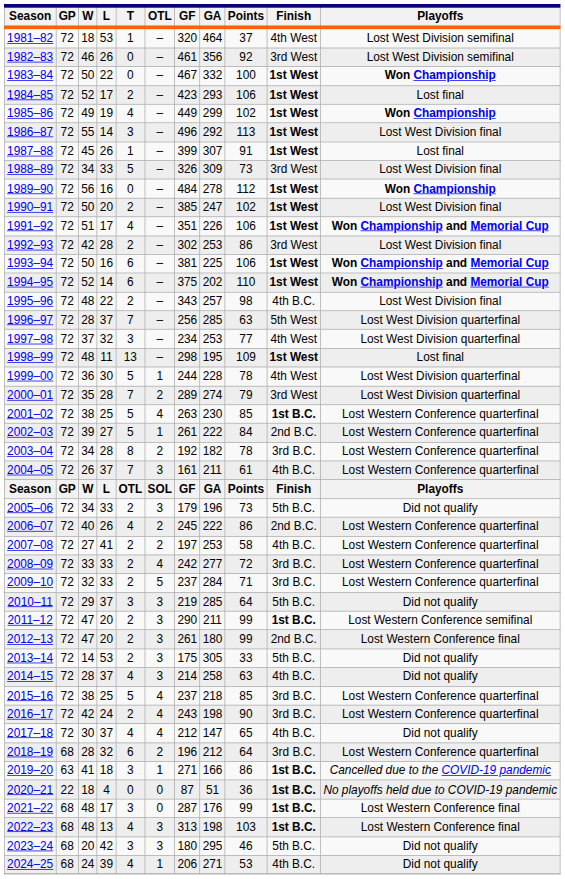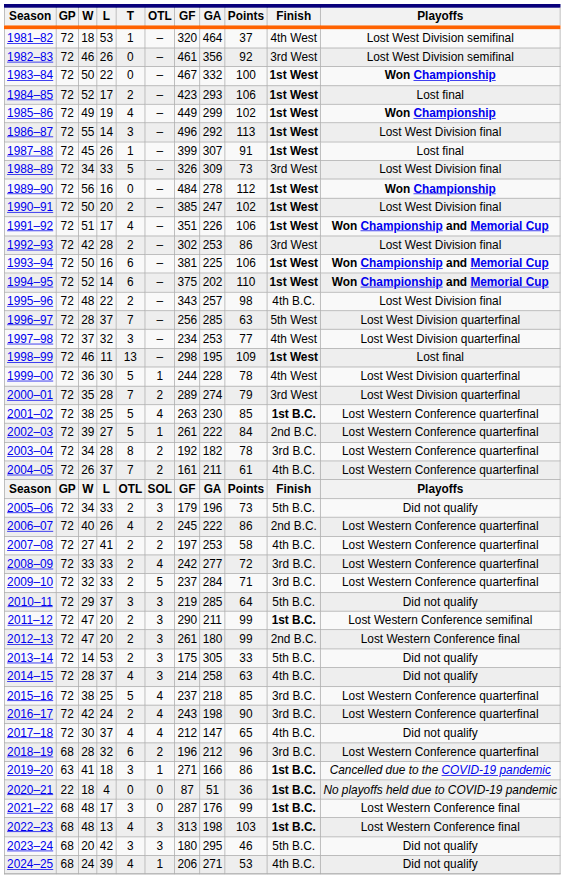(88, 357) 48 -> (88, 357) 46
(160, 470) 3 -> (160, 470) 2
(246, 752) 64 -> (246, 752) 96
